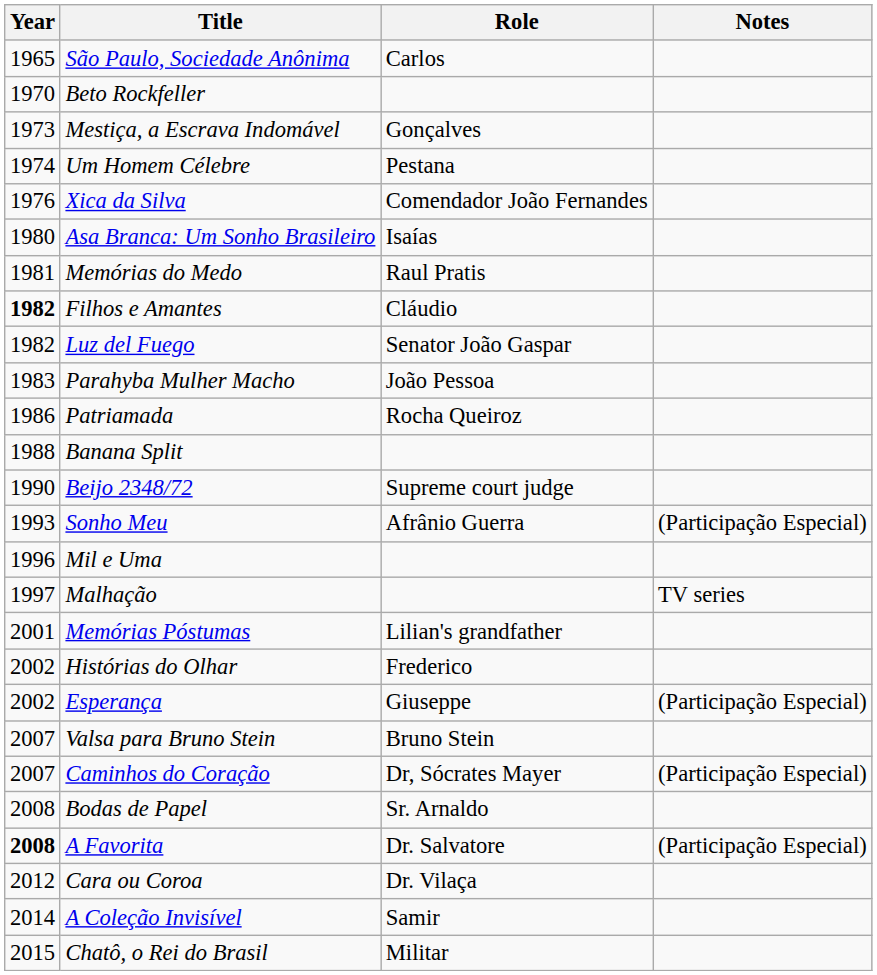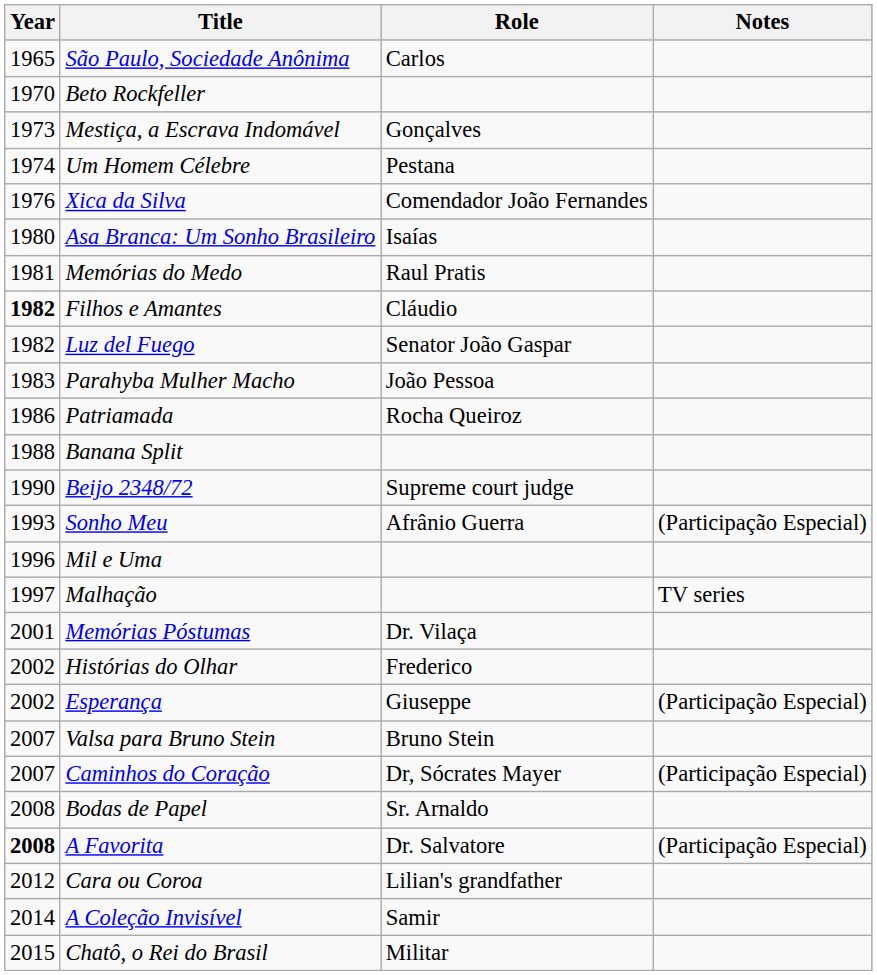(474, 630) Lilian's grandfather -> (431, 630) Dr. Vilaça
(431, 881) Dr. Vilaça -> (474, 881) Lilian's grandfather
